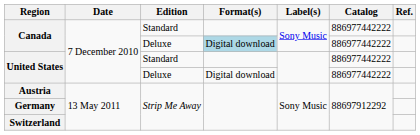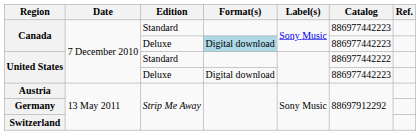(361, 28) 886977442222 -> (361, 28) 886977442223
(361, 43) 886977442222 -> (361, 43) 886977442223
(361, 75) 886977442222 -> (361, 75) 886977442223
